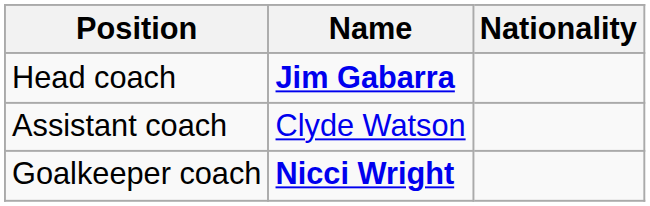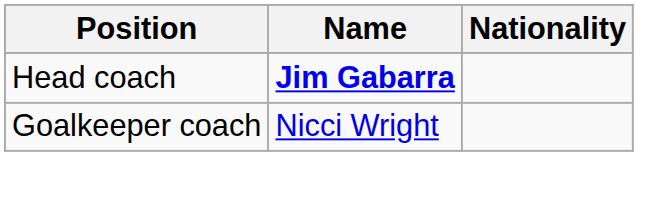- row: (120, 126)
(365, 175) bold -> (357, 126) normal
